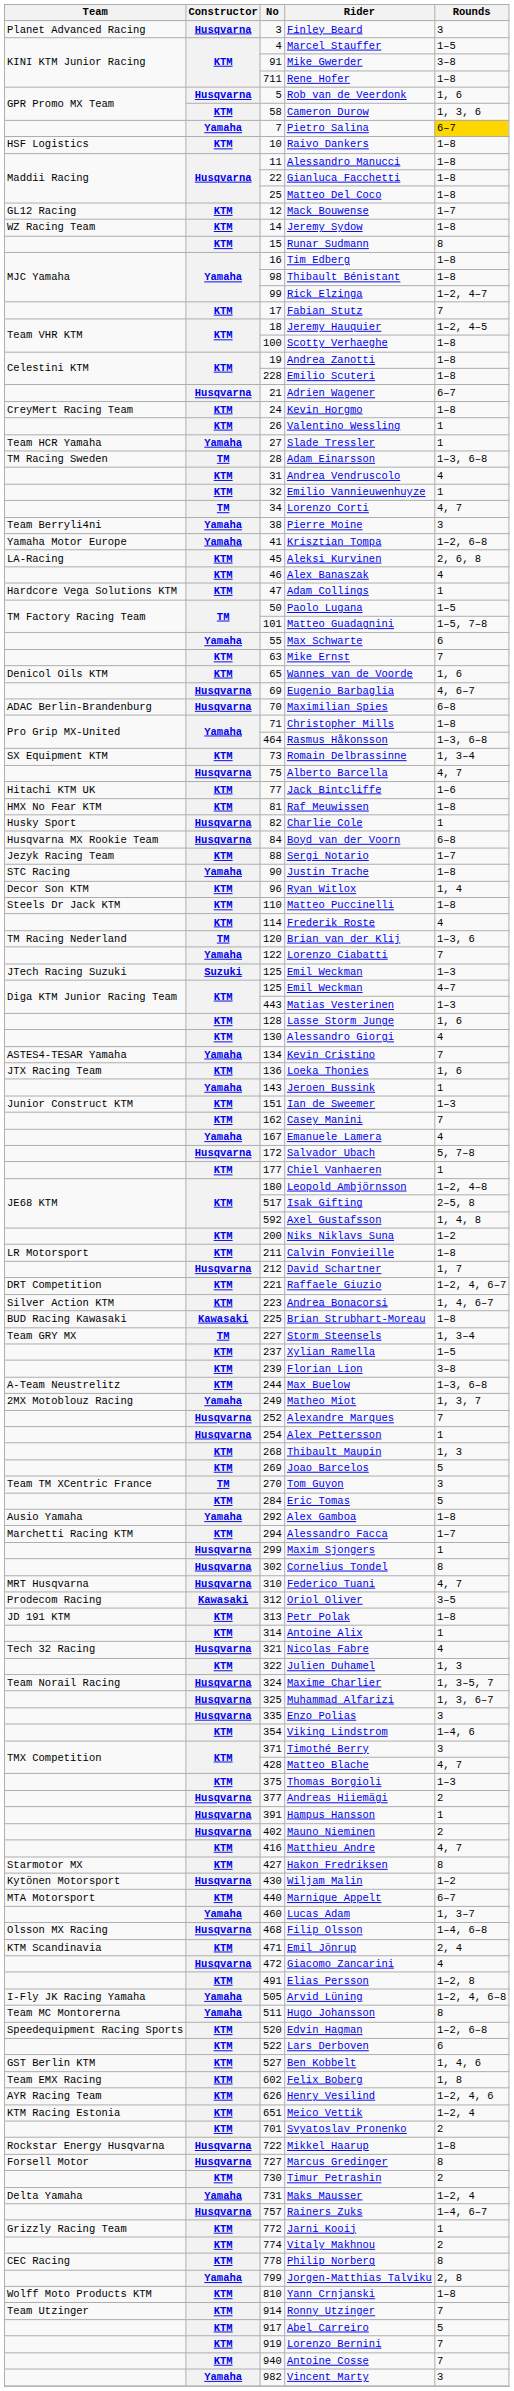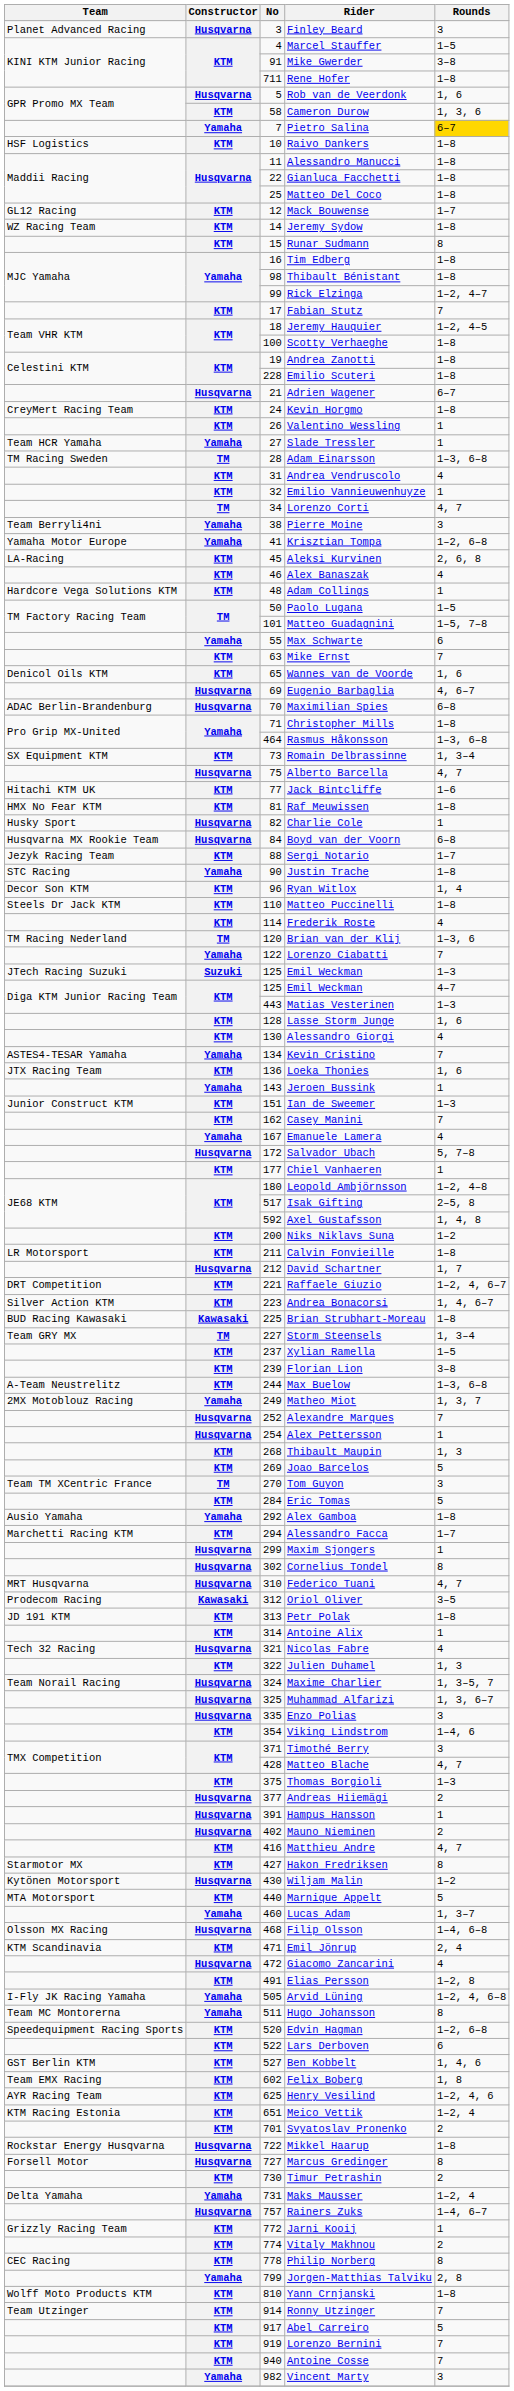(276, 592) 47 -> (276, 592) 48
(446, 1898) 6–7 -> (440, 1898) 5
(272, 2096) 626 -> (272, 2096) 625
